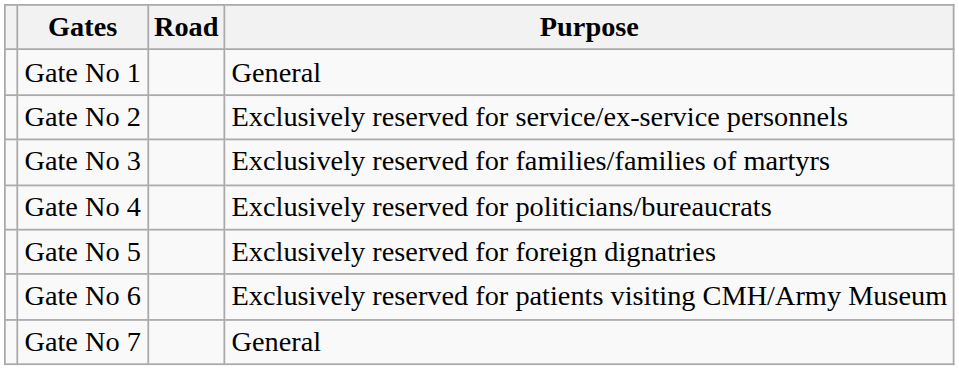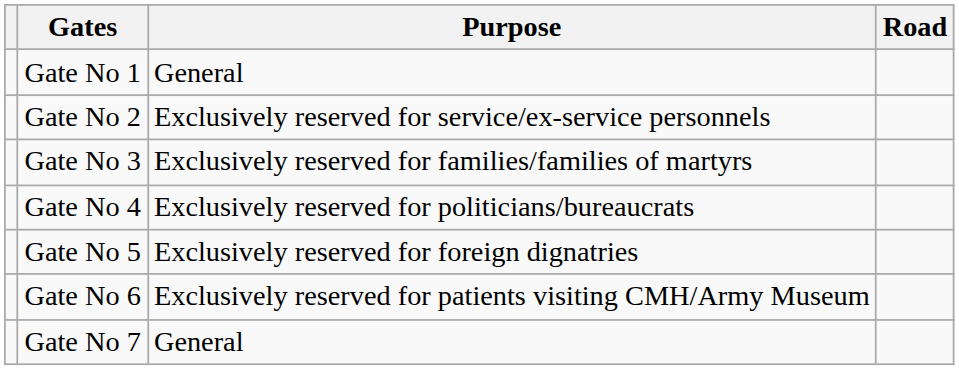columns swapped: (589, 26) <-> (186, 26)
